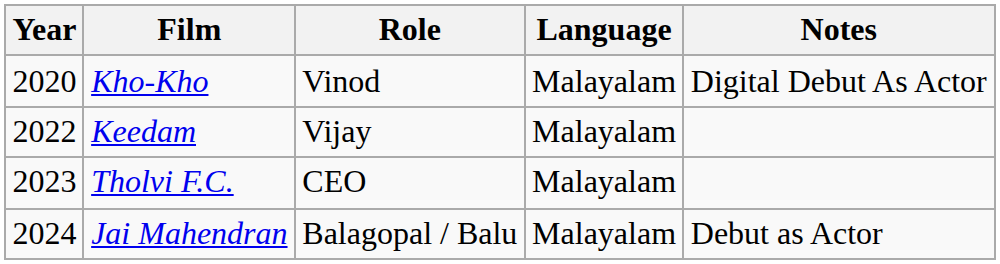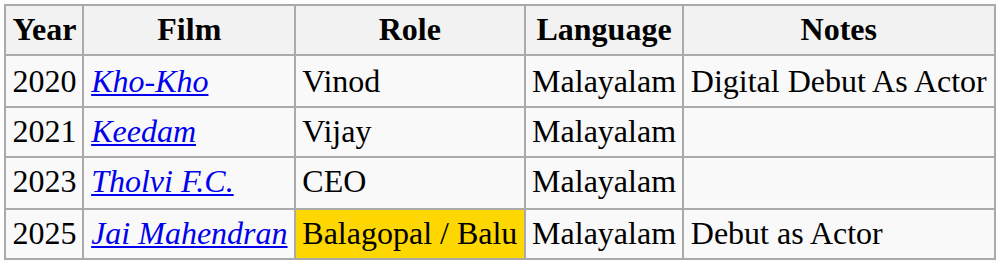(44, 131) 2022 -> (44, 131) 2021
(44, 232) 2024 -> (44, 232) 2025
(410, 232) no background -> (410, 232) gold background
